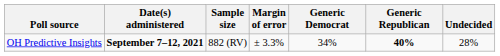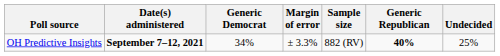columns swapped: (228, 19) <-> (327, 19)
(469, 42) 28% -> (469, 42) 25%
